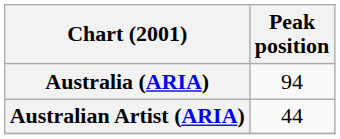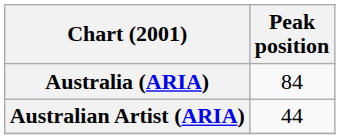(292, 81) 94 -> (292, 81) 84
